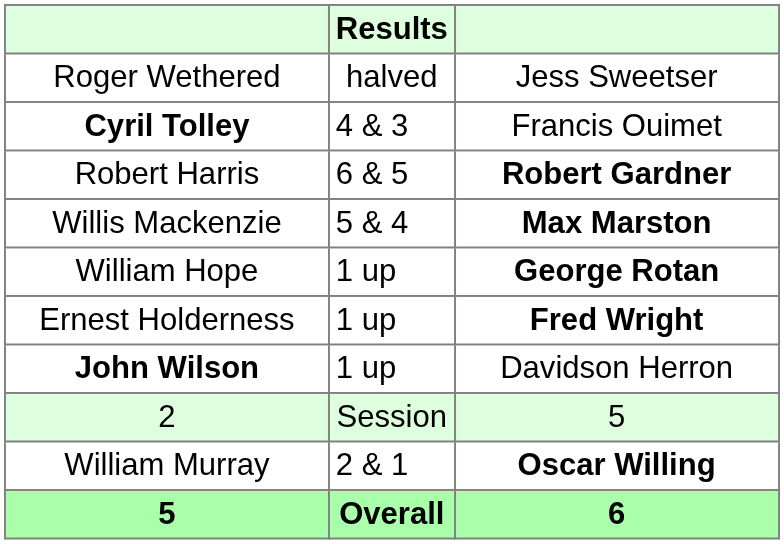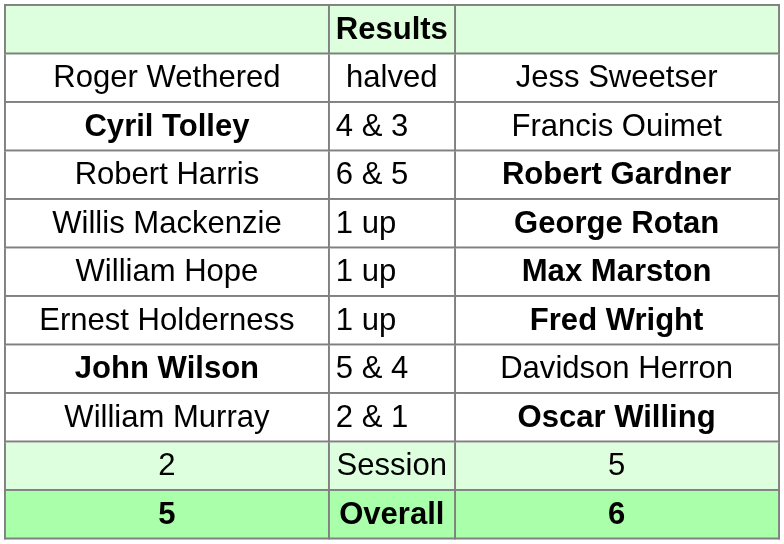(372, 222) 5 & 4 -> (366, 222) 1 up
(617, 222) Max Marston -> (617, 222) George Rotan
(617, 271) George Rotan -> (617, 271) Max Marston
(366, 368) 1 up -> (372, 368) 5 & 4
rows swapped: (167, 465) <-> (167, 416)
